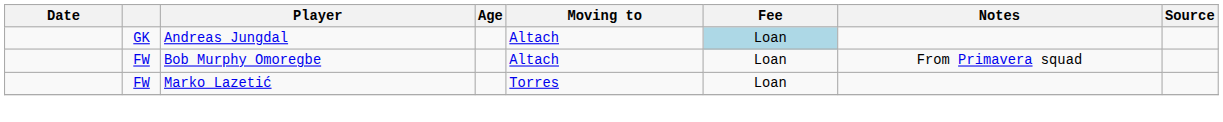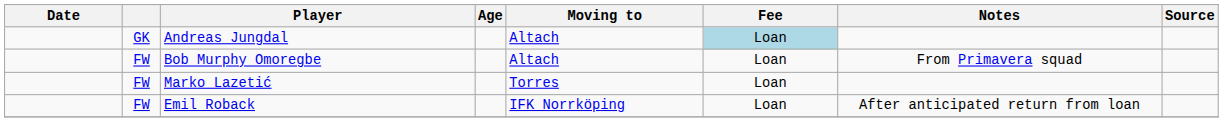+ row: (210, 106)
